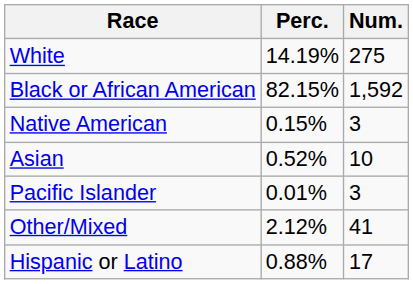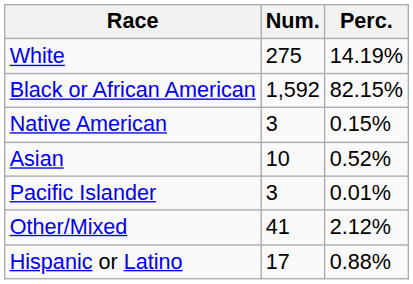columns swapped: (376, 21) <-> (302, 21)
